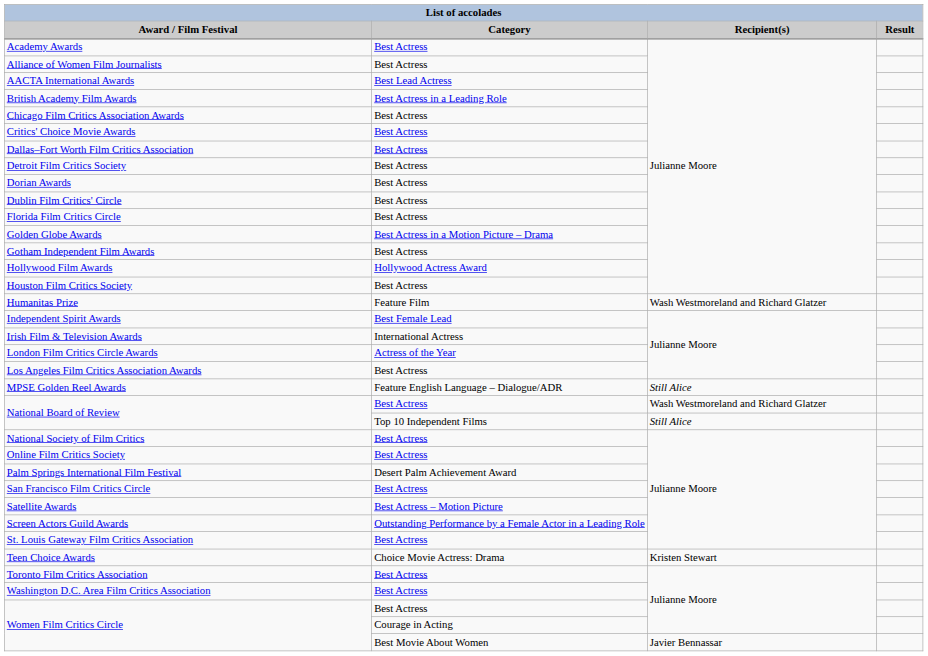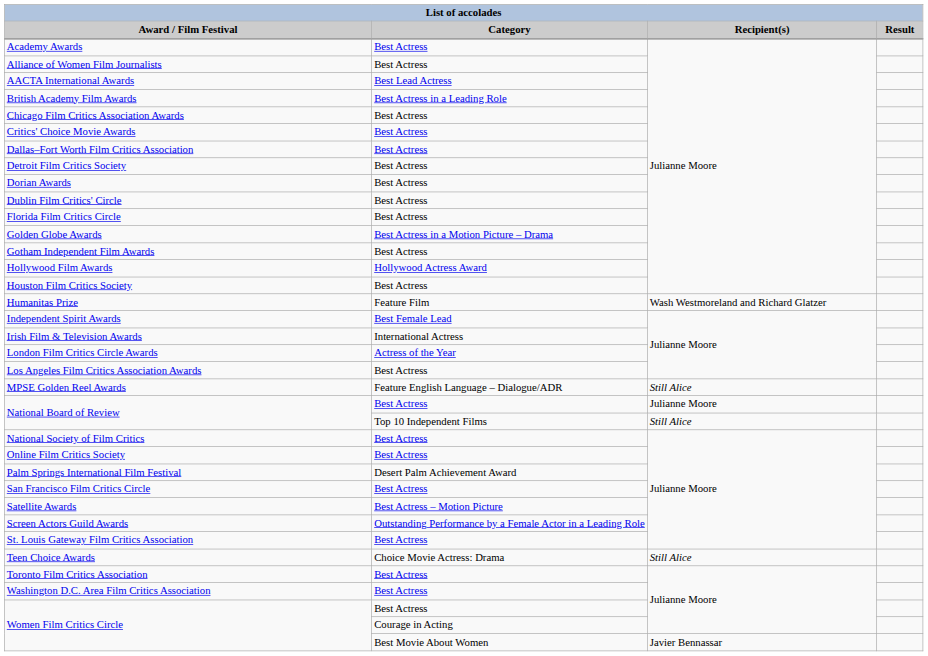(738, 404) Wash Westmoreland and Richard Glatzer -> (683, 404) Julianne Moore
(683, 557) Kristen Stewart -> (671, 557) Still Alice
